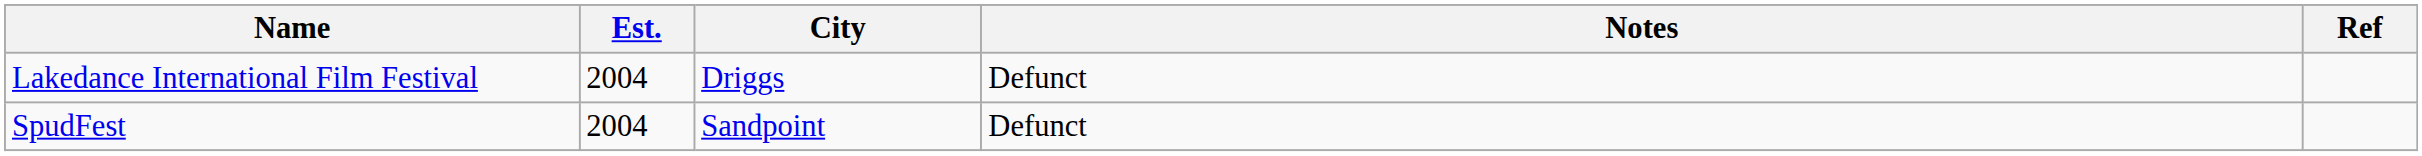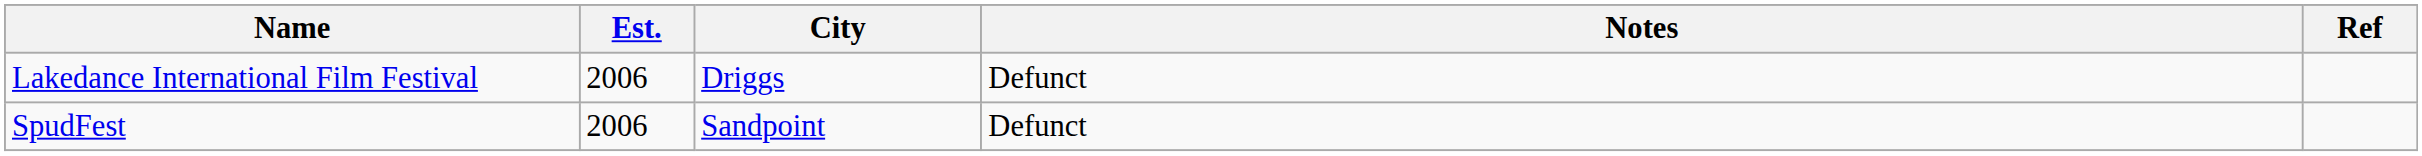(617, 77) 2004 -> (617, 77) 2006
(617, 125) 2004 -> (617, 125) 2006
